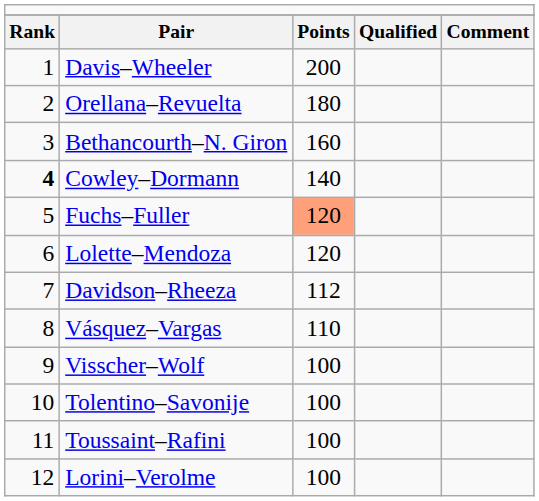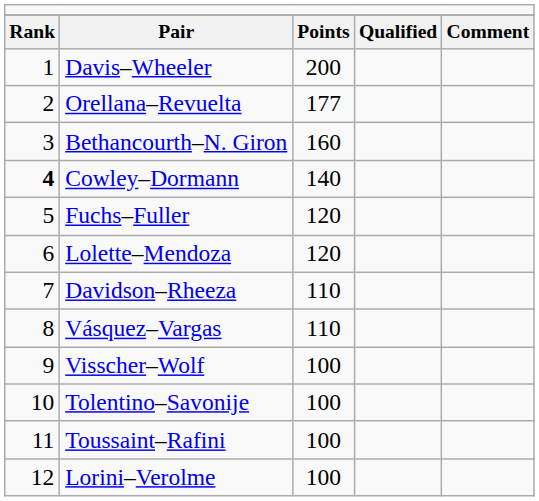(323, 104) 180 -> (323, 104) 177
(323, 215) lightsalmon background -> (323, 215) no background
(323, 290) 112 -> (323, 290) 110
